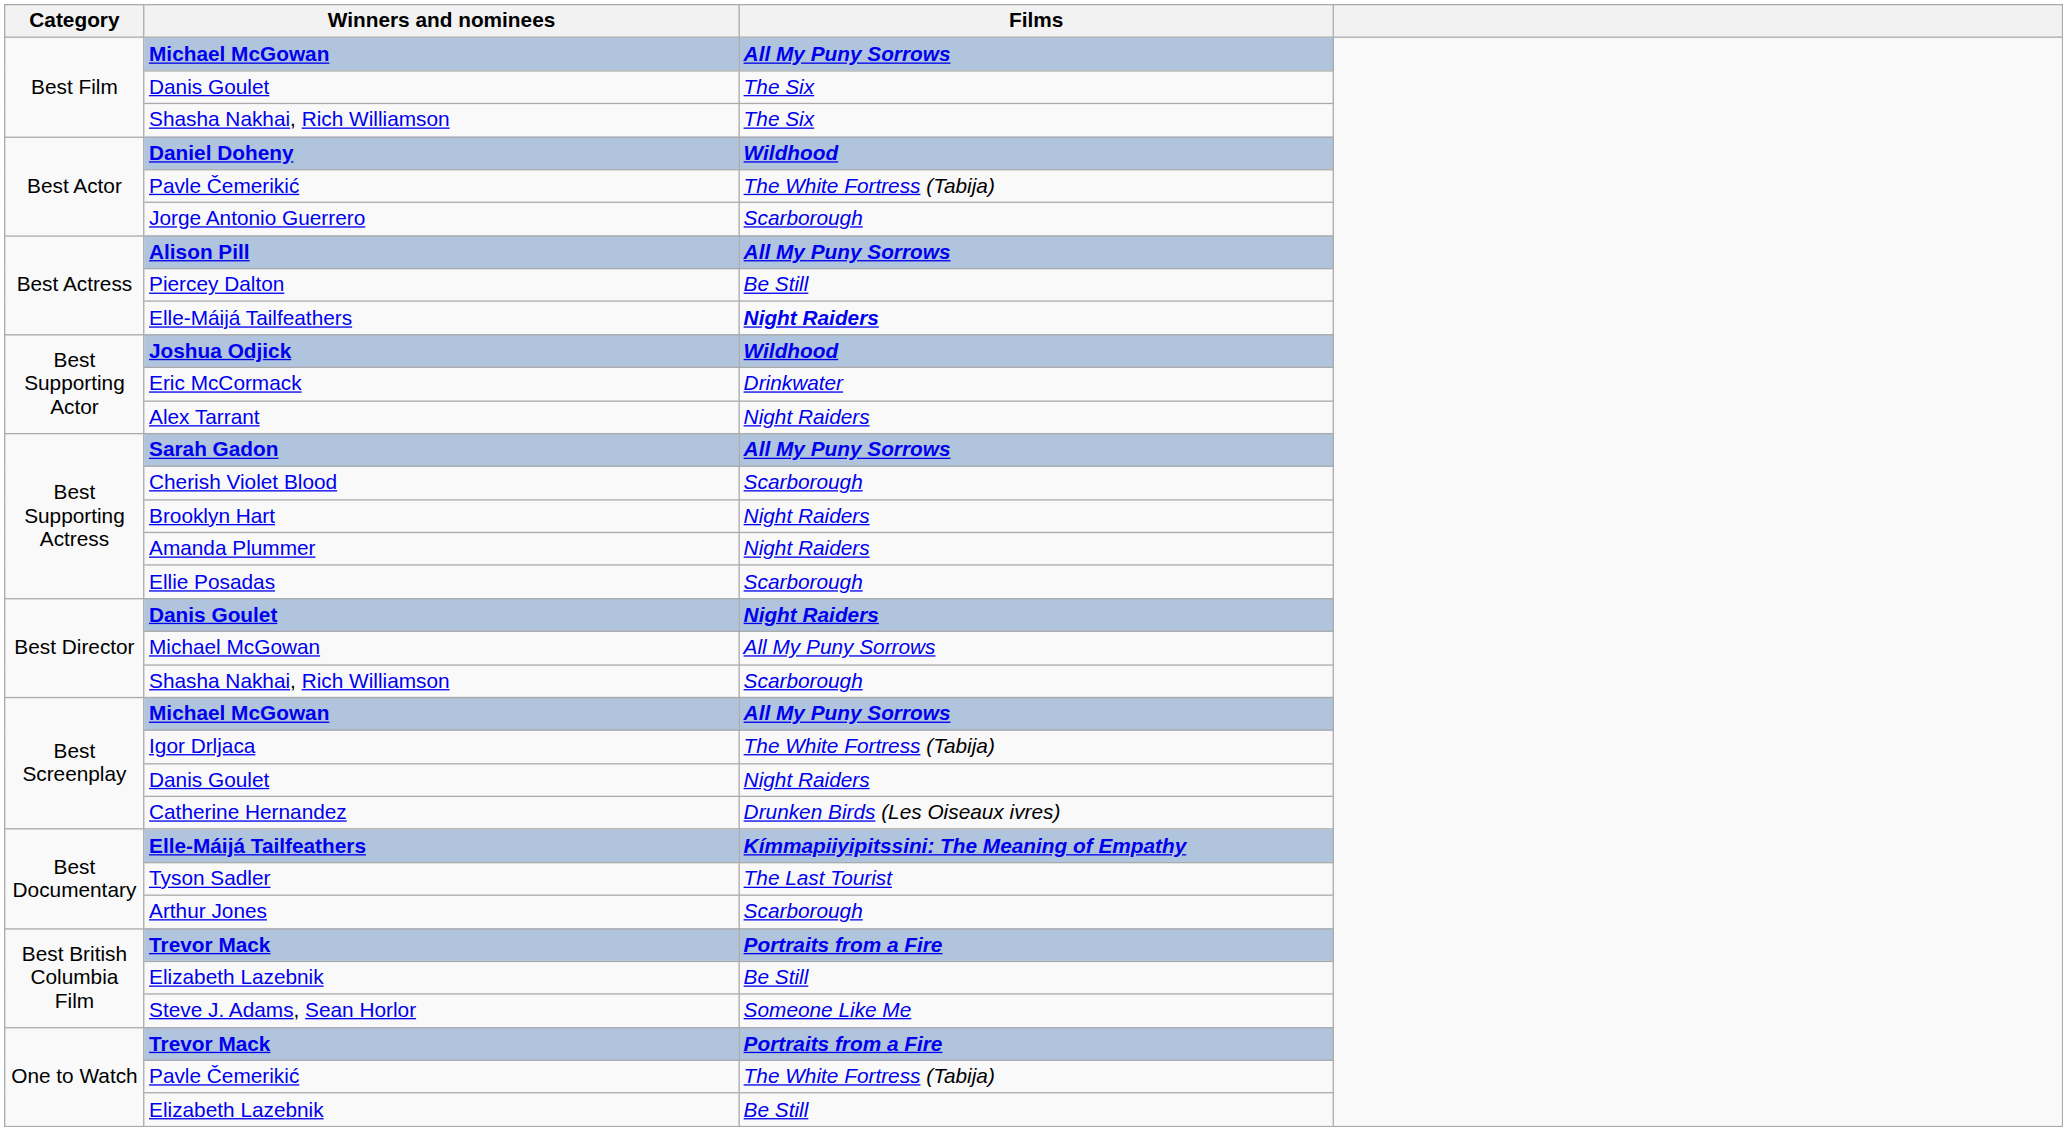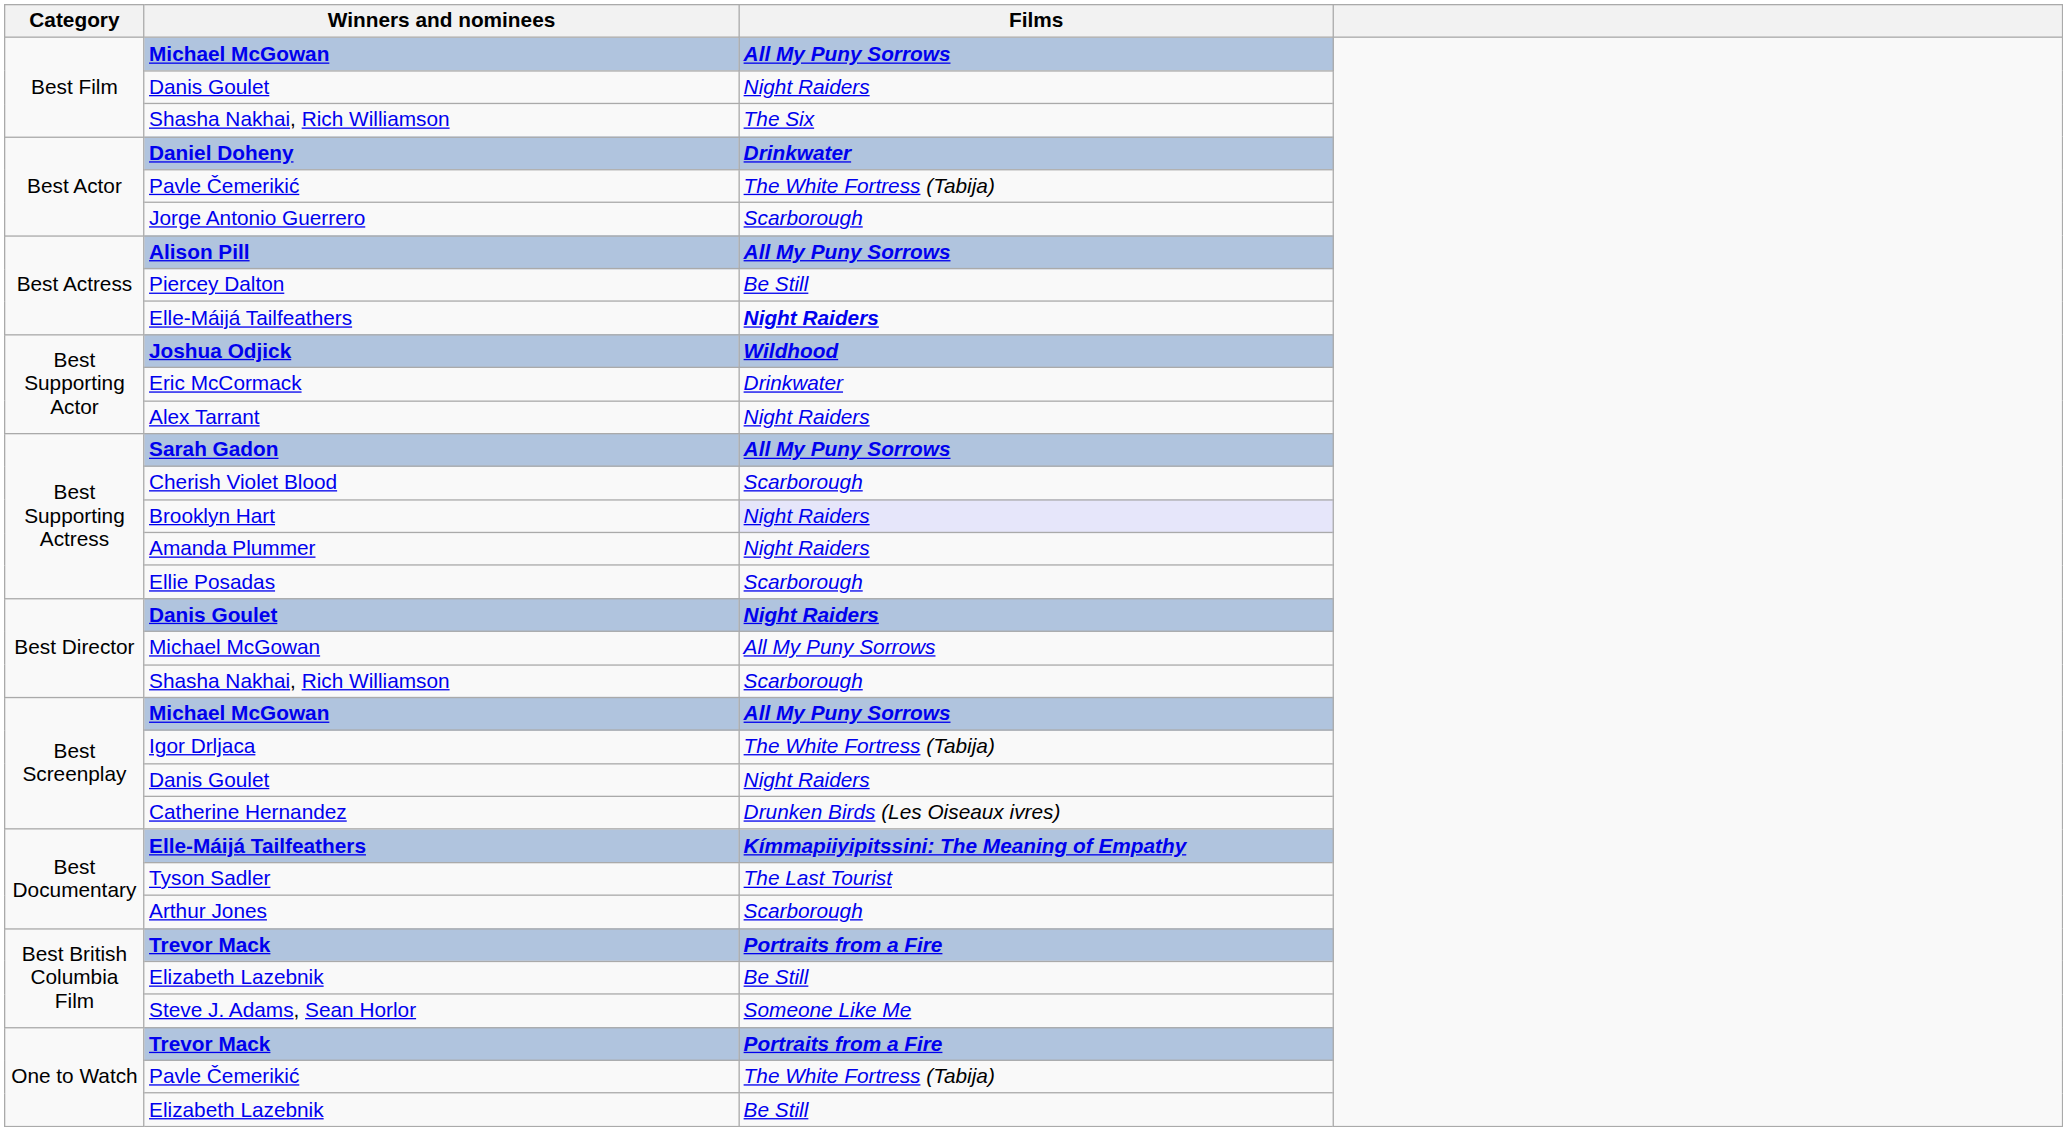(779, 86) The Six -> (807, 86) Night Raiders
(791, 152) Wildhood -> (797, 152) Drinkwater
(807, 515) no background -> (807, 515) lavender background
